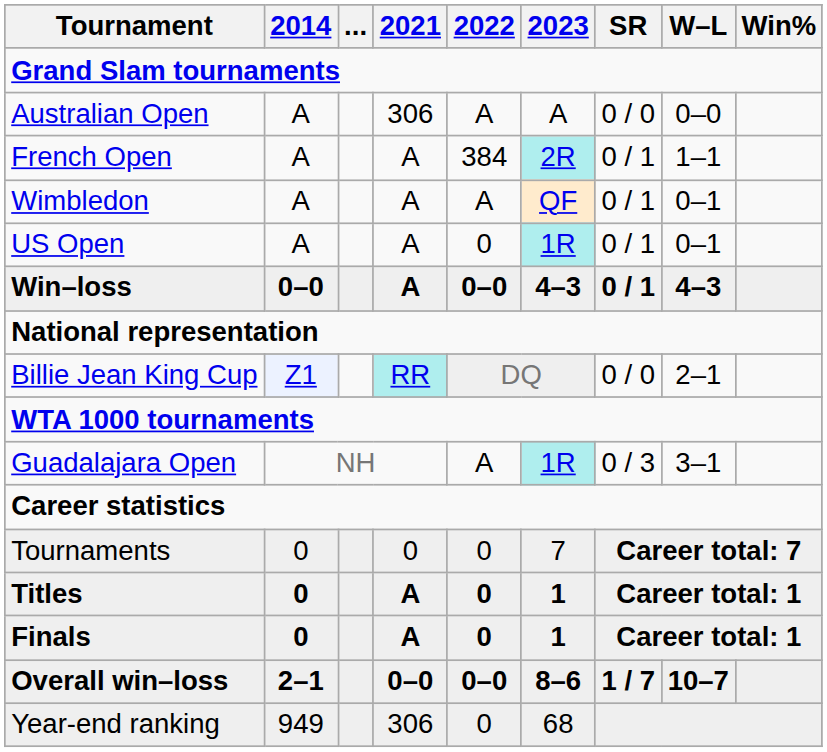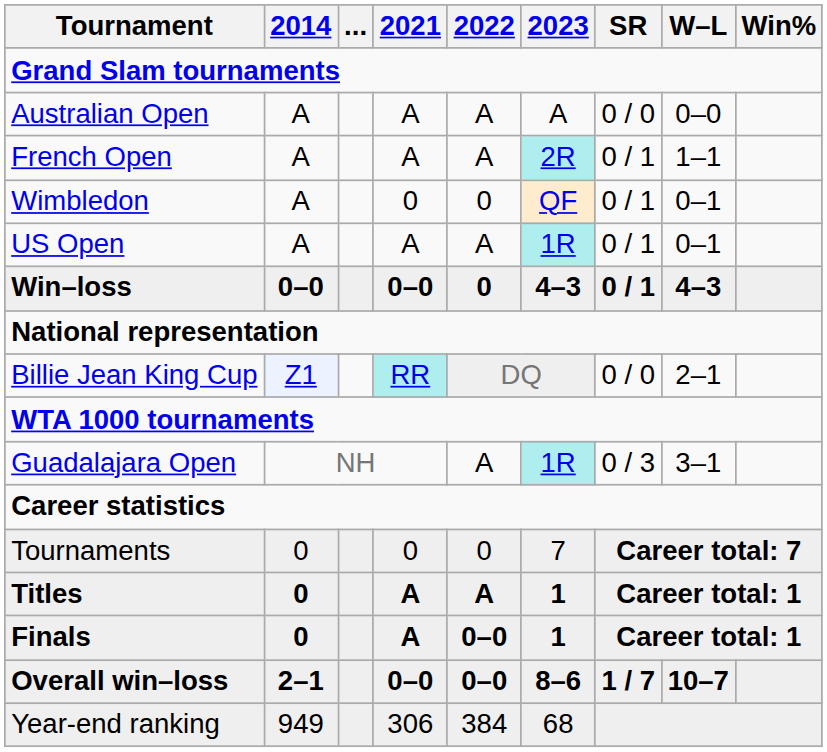(410, 113) 306 -> (410, 113) A
(484, 157) 384 -> (484, 157) A
(410, 200) A -> (410, 200) 0
(484, 200) A -> (484, 200) 0
(484, 244) 0 -> (484, 244) A
(410, 288) A -> (410, 288) 0–0
(484, 288) 0–0 -> (484, 288) 0
(484, 593) 0 -> (484, 593) A
(484, 637) 0 -> (484, 637) 0–0
(484, 724) 0 -> (484, 724) 384
